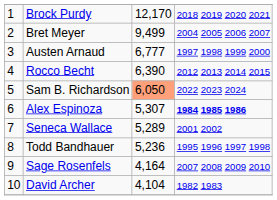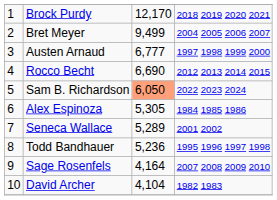(150, 71) 6,390 -> (150, 71) 6,690
(150, 109) 5,307 -> (150, 109) 5,305
(211, 109) bold -> (211, 109) normal
